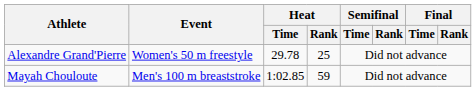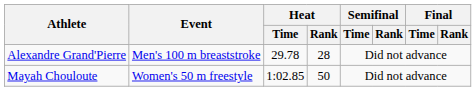(192, 55) Women's 50 m freestyle -> (196, 55) Men's 100 m breaststroke
(324, 55) 25 -> (324, 55) 28
(196, 76) Men's 100 m breaststroke -> (192, 76) Women's 50 m freestyle
(324, 76) 59 -> (324, 76) 50
